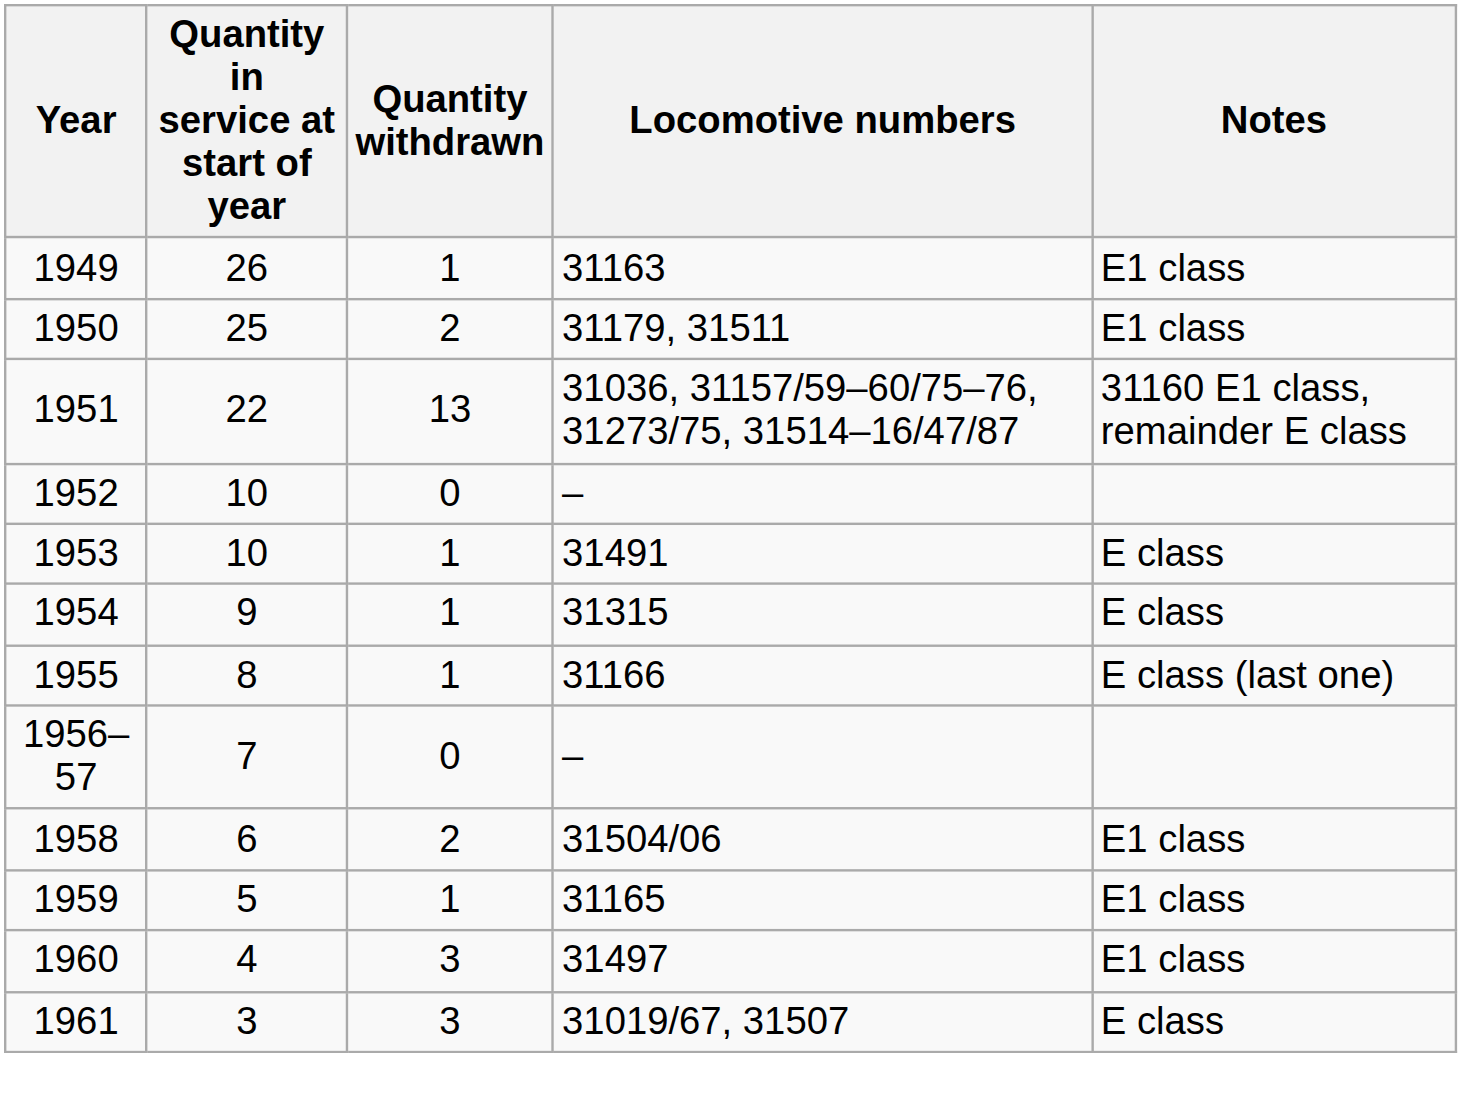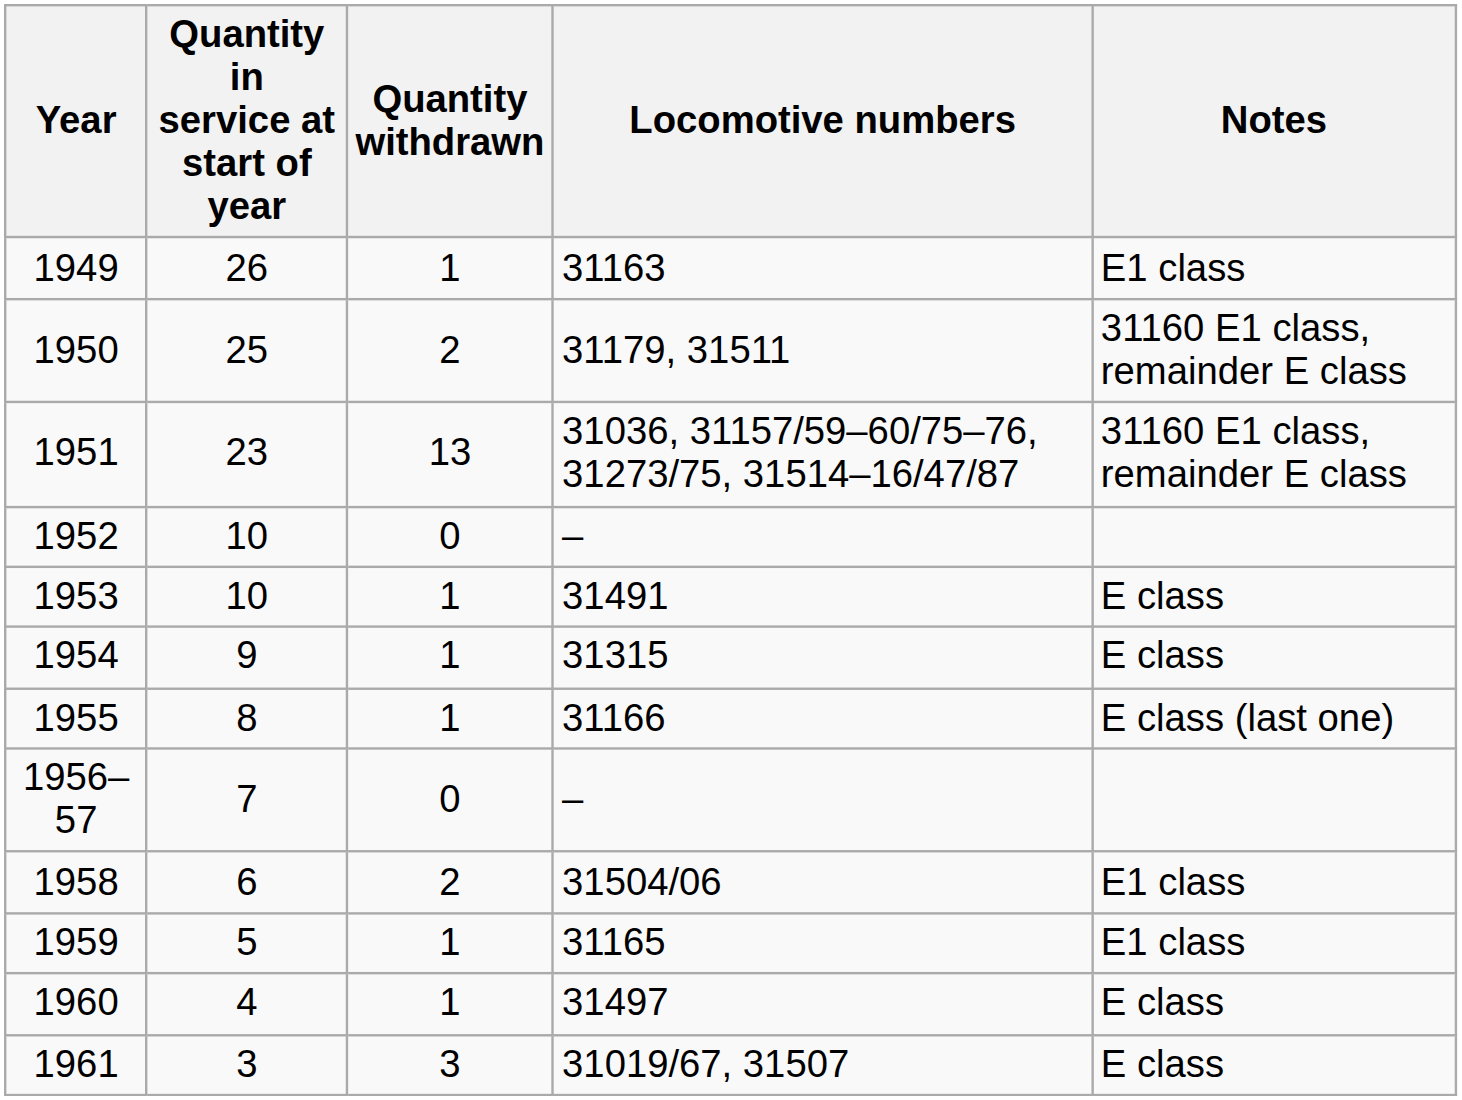(1173, 328) E1 class -> (1254, 349) 31160 E1 class, remainder E class
(247, 410) 22 -> (247, 453) 23
(450, 960) 3 -> (450, 1003) 1
(1173, 960) E1 class -> (1162, 1003) E class
